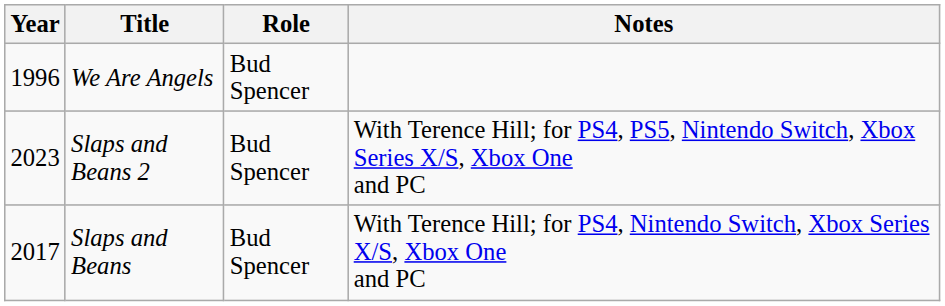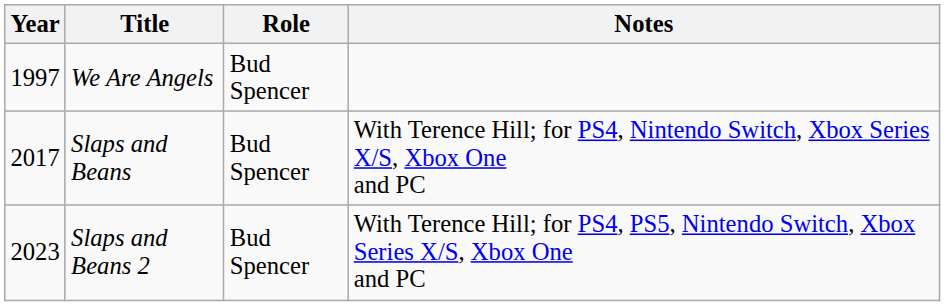(35, 76) 1996 -> (35, 76) 1997
rows swapped: (119, 252) <-> (119, 157)
